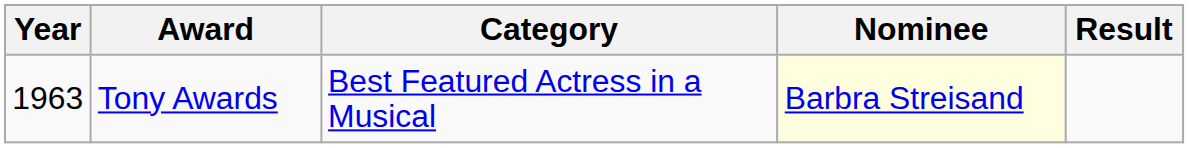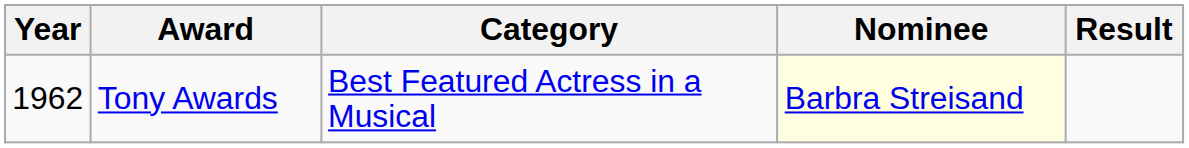(48, 98) 1963 -> (48, 98) 1962
